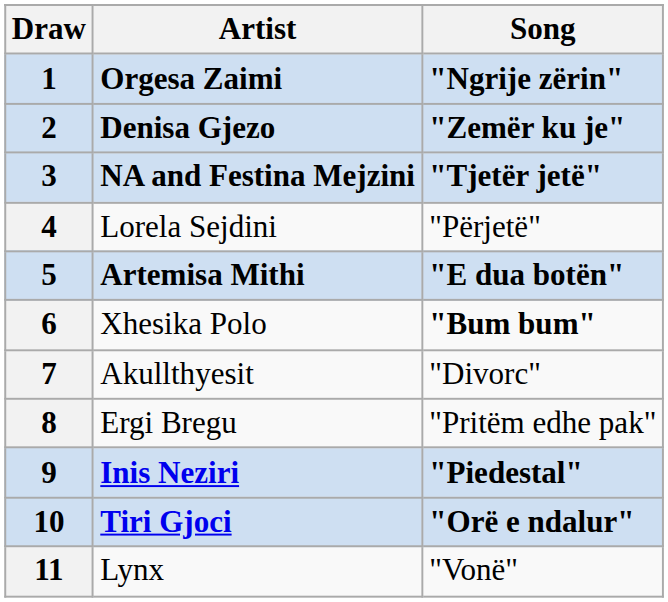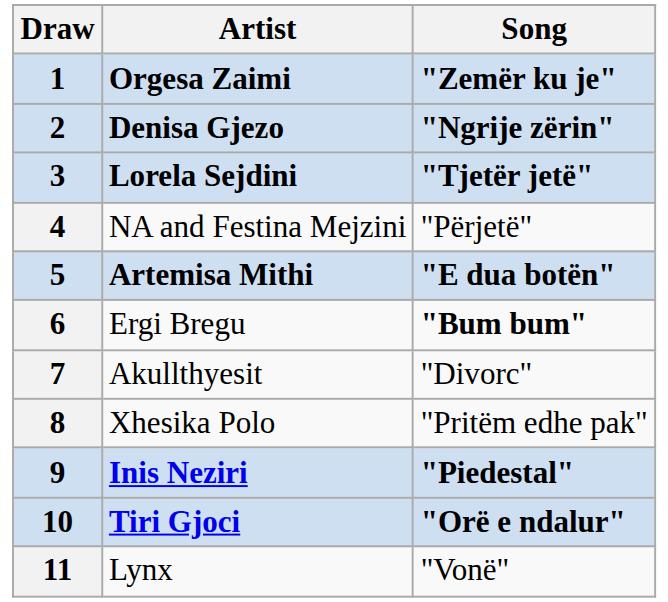(526, 78) "Ngrije zërin" -> (519, 78) "Zemër ku je"
(527, 127) "Zemër ku je" -> (518, 127) "Ngrije zërin"
(258, 176) NA and Festina Mejzini -> (203, 176) Lorela Sejdini
(189, 226) Lorela Sejdini -> (258, 226) NA and Festina Mejzini
(183, 324) Xhesika Polo -> (177, 324) Ergi Bregu
(169, 422) Ergi Bregu -> (192, 422) Xhesika Polo
